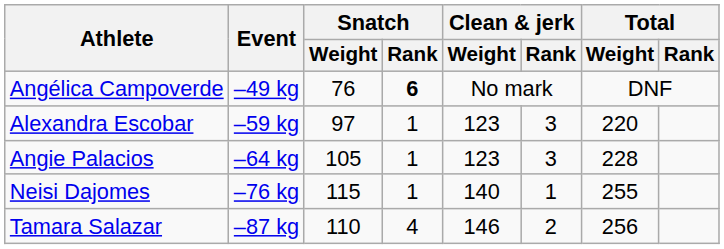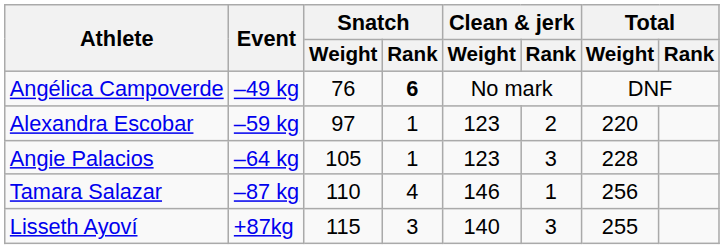(551, 123) 3 -> (551, 123) 2
- row: (80, 192)
(551, 227) 2 -> (551, 192) 1
+ row: (74, 227)
